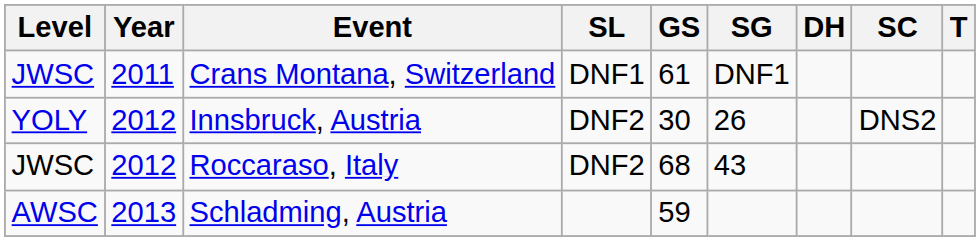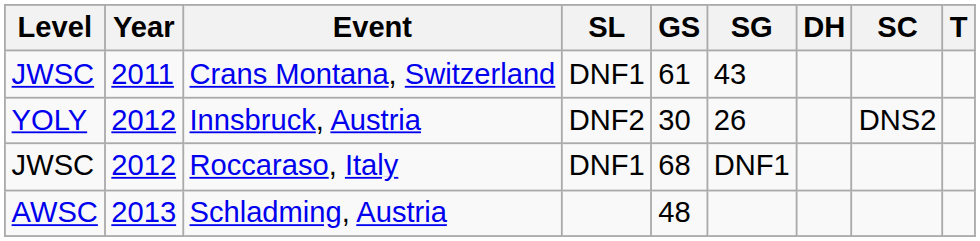(752, 73) DNF1 -> (730, 73) 43
(607, 166) DNF2 -> (607, 166) DNF1
(730, 166) 43 -> (752, 166) DNF1
(674, 212) 59 -> (674, 212) 48
